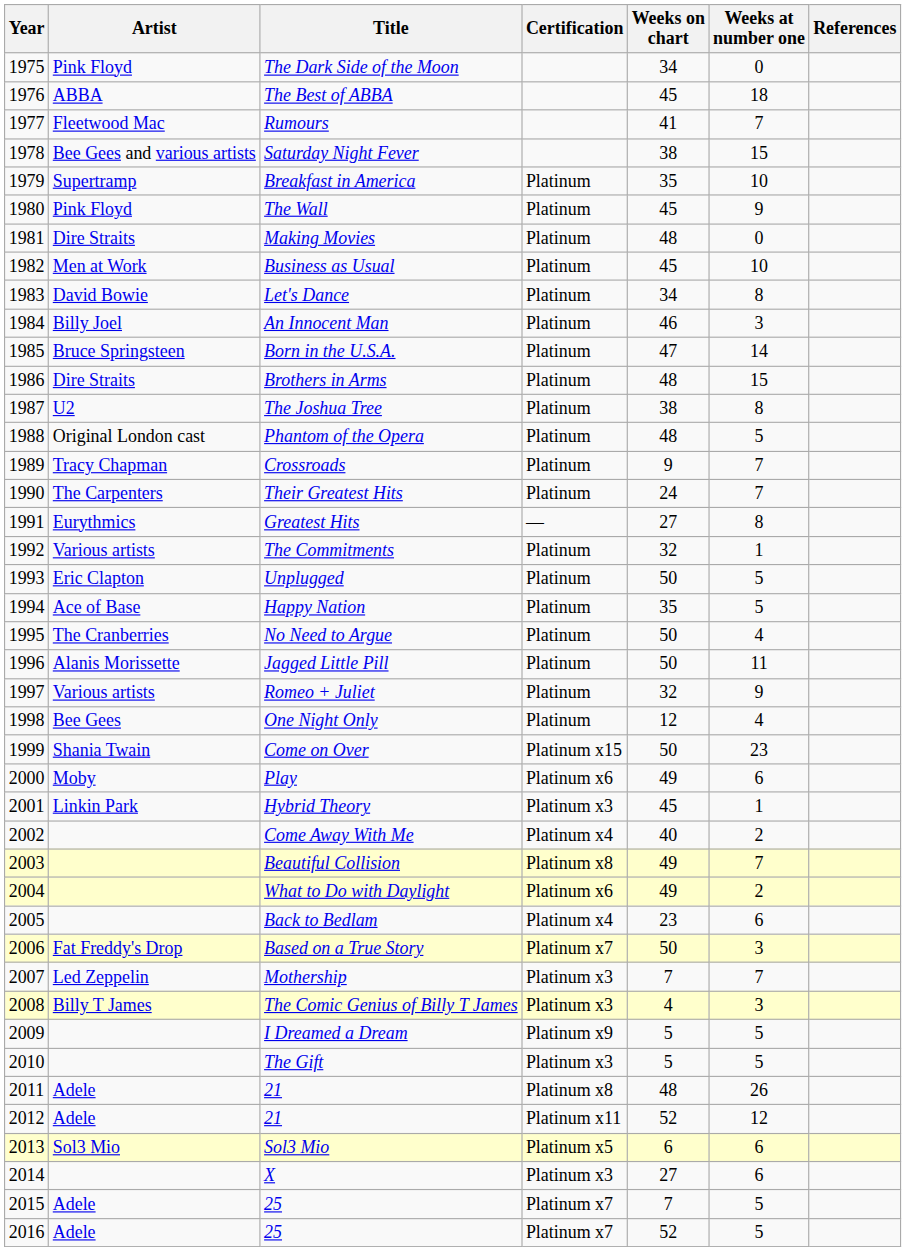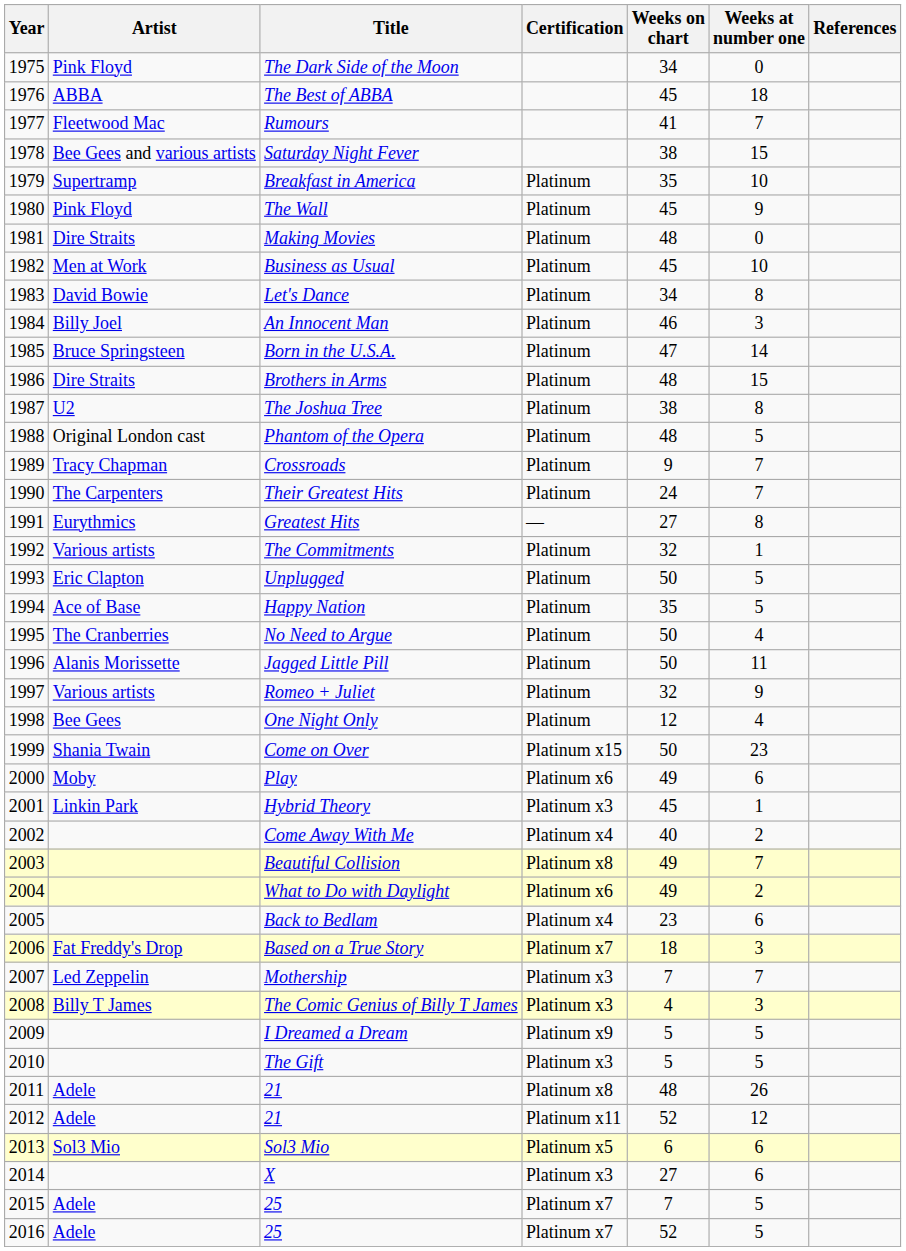(668, 948) 50 -> (668, 948) 18
